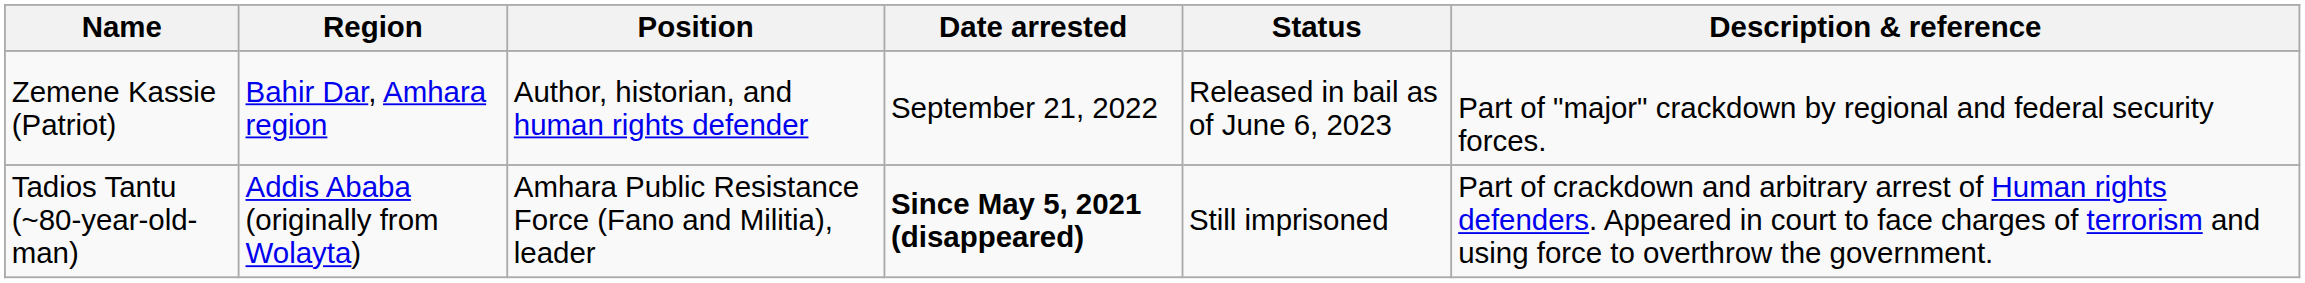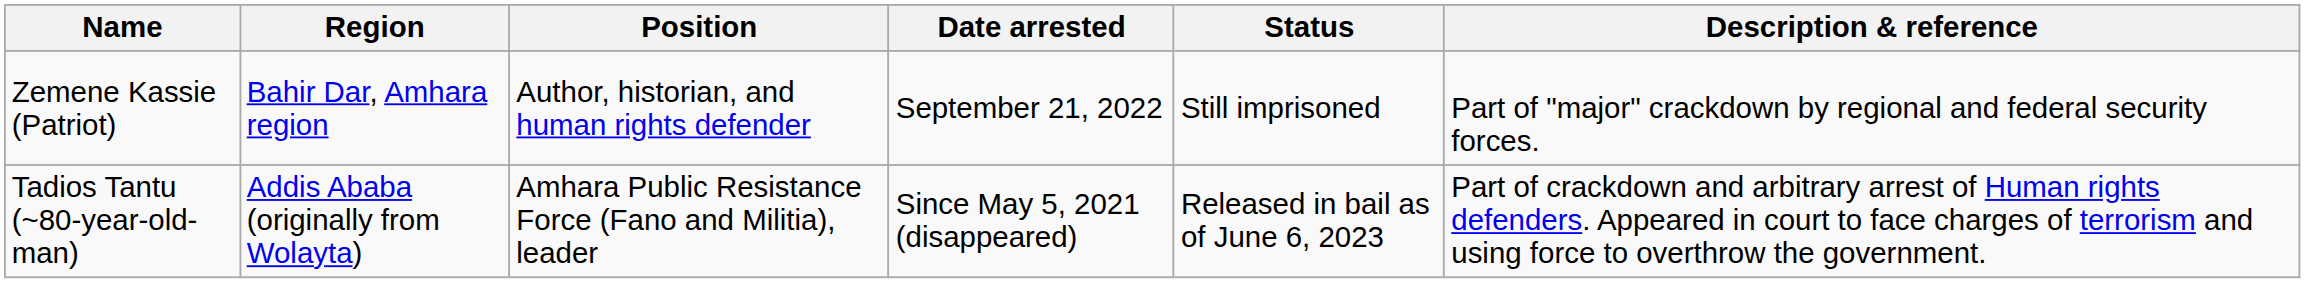(1313, 107) Released in bail as of June 6, 2023 -> (1281, 107) Still imprisoned
(1016, 220) bold -> (1018, 220) normal
(1289, 220) Still imprisoned -> (1305, 220) Released in bail as of June 6, 2023
